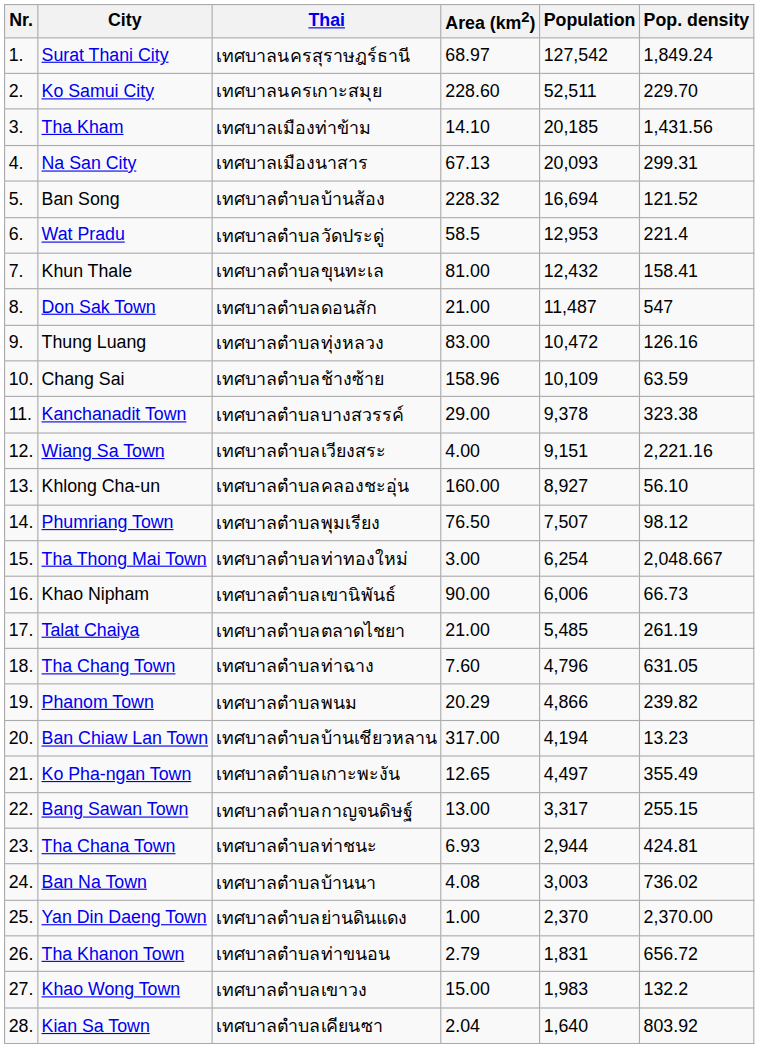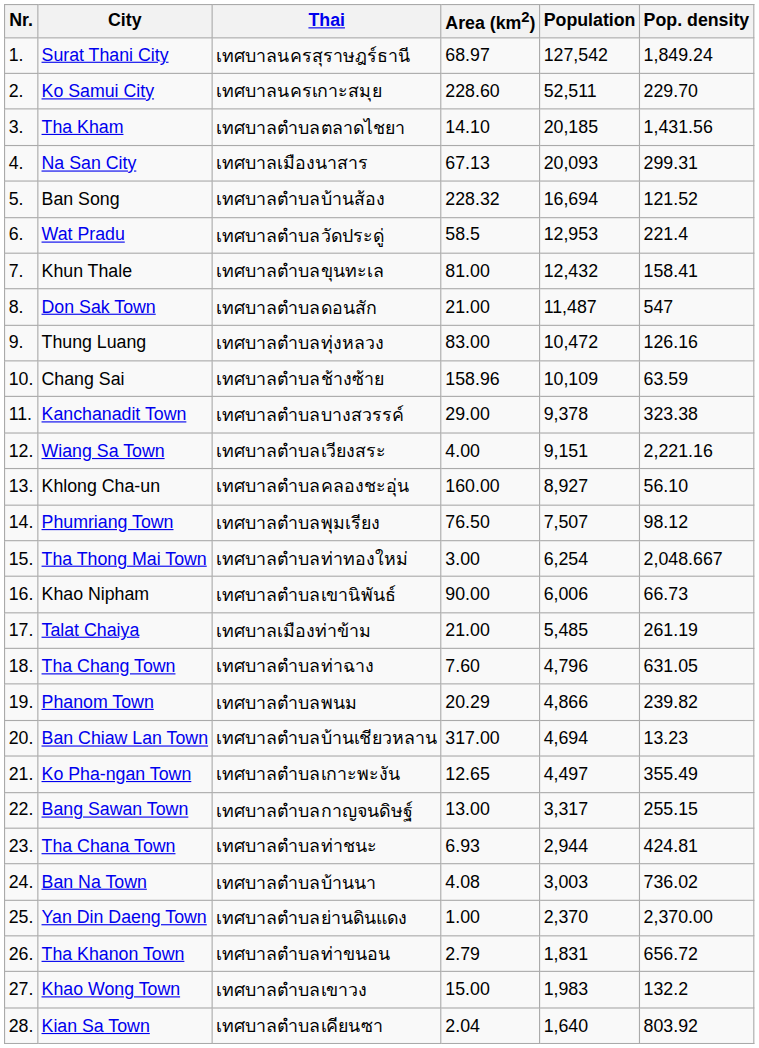(294, 127) เทศบาลเมืองท่าข้าม -> (311, 127) เทศบาลตำบลตลาดไชยา
(311, 630) เทศบาลตำบลตลาดไชยา -> (294, 630) เทศบาลเมืองท่าข้าม
(566, 738) 4,194 -> (566, 738) 4,694
